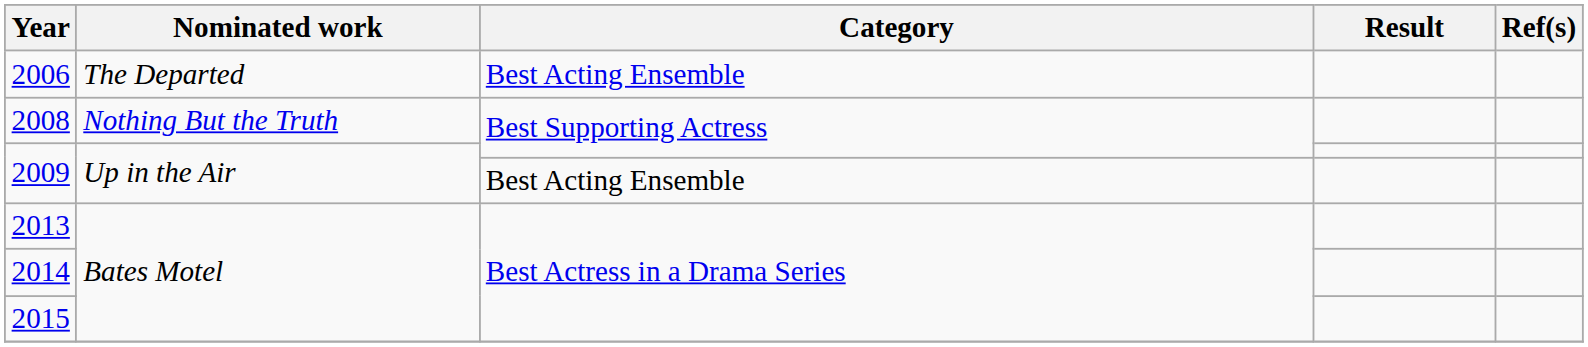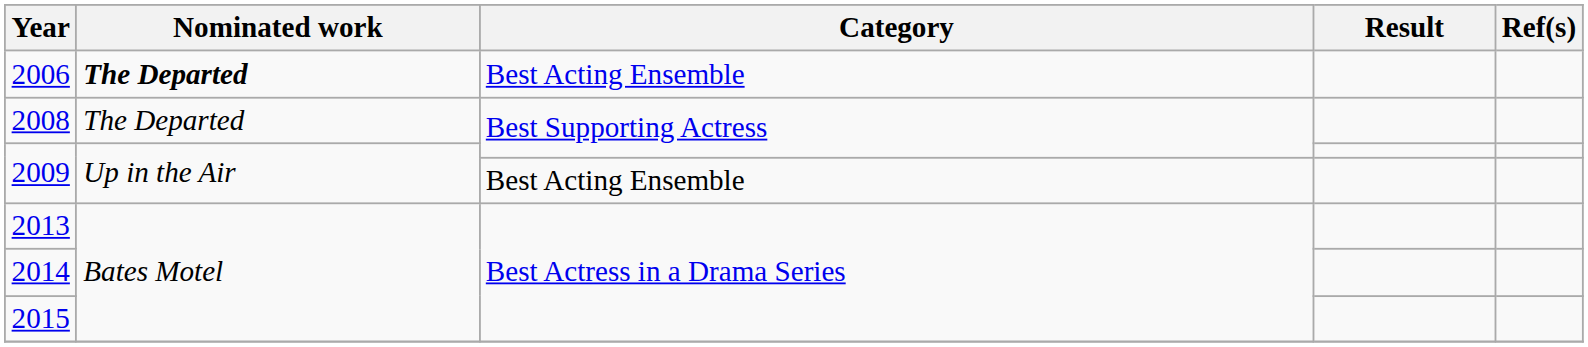(164, 73) normal -> (165, 73) bold
(211, 119) Nothing But the Truth -> (164, 119) The Departed
